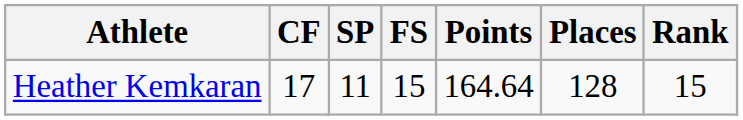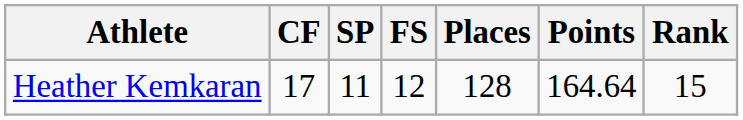columns swapped: (489, 31) <-> (593, 31)
(409, 86) 15 -> (409, 86) 12
